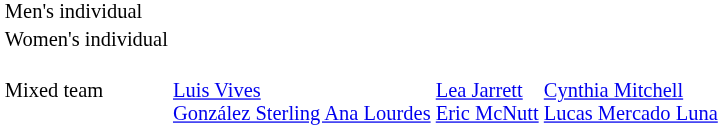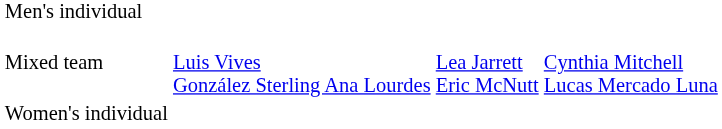rows swapped: (86, 39) <-> (54, 90)
